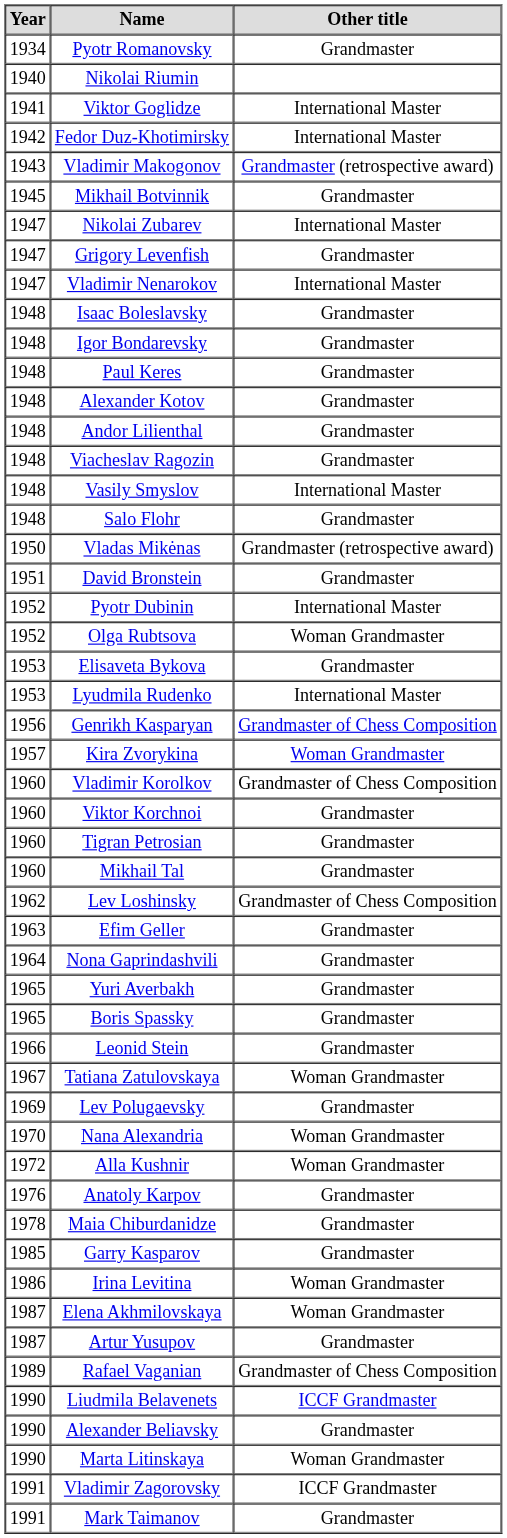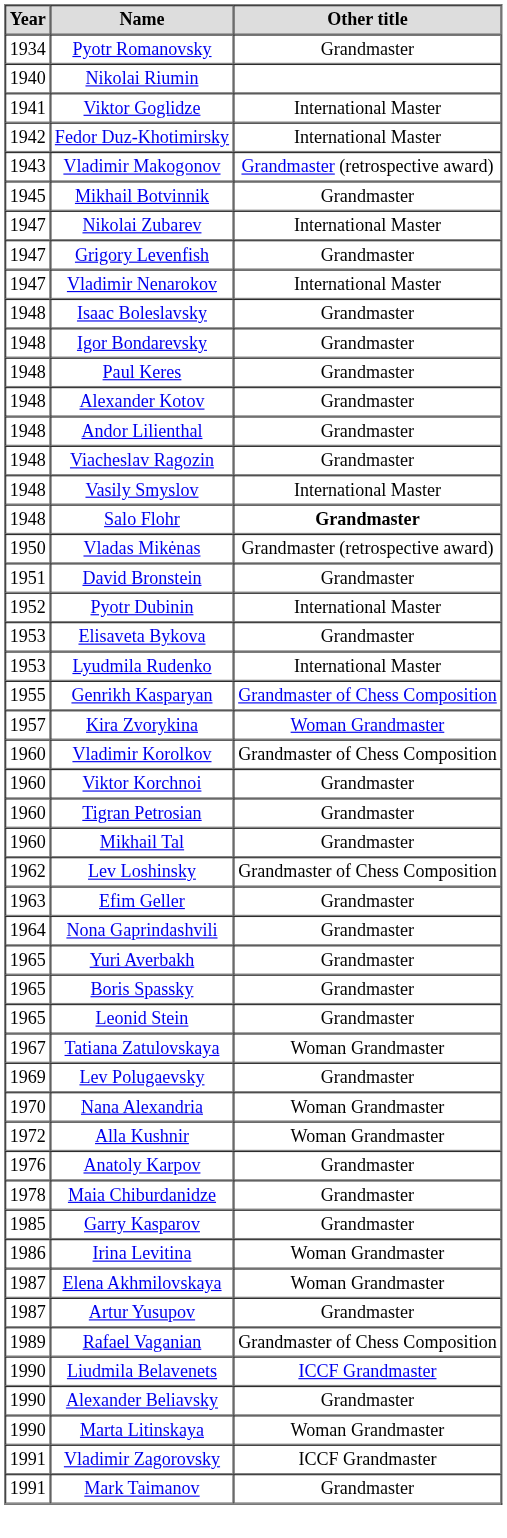(367, 519) normal -> (367, 519) bold
- row: (142, 636)
(28, 724) 1956 -> (28, 695) 1955
(28, 1048) 1966 -> (28, 1018) 1965
